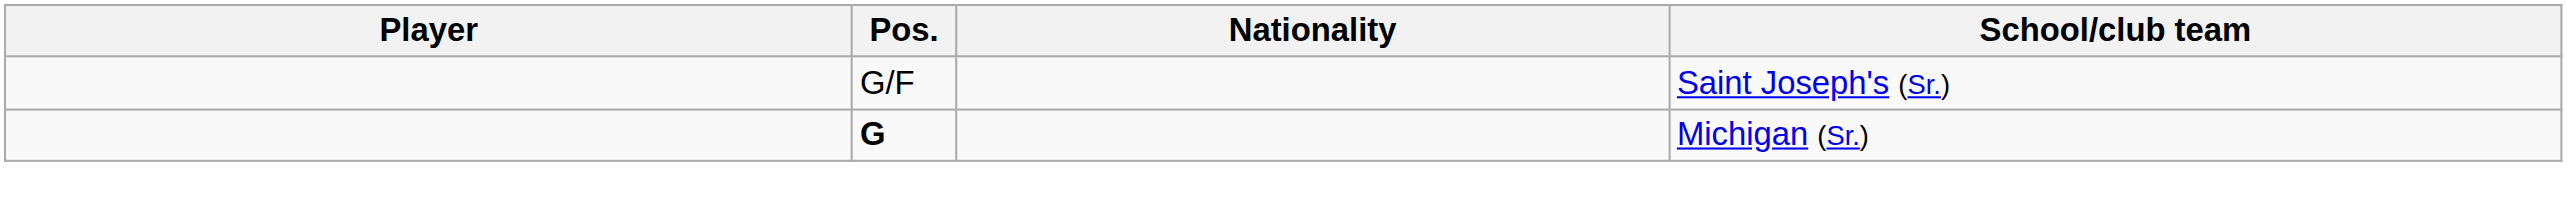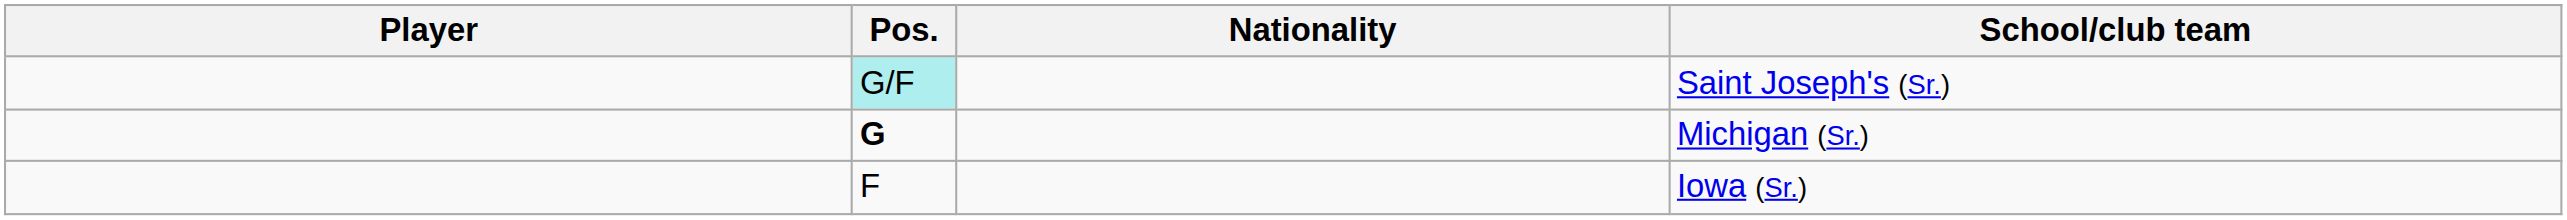(887, 82) no background -> (887, 82) paleturquoise background
+ row: (1742, 186)
